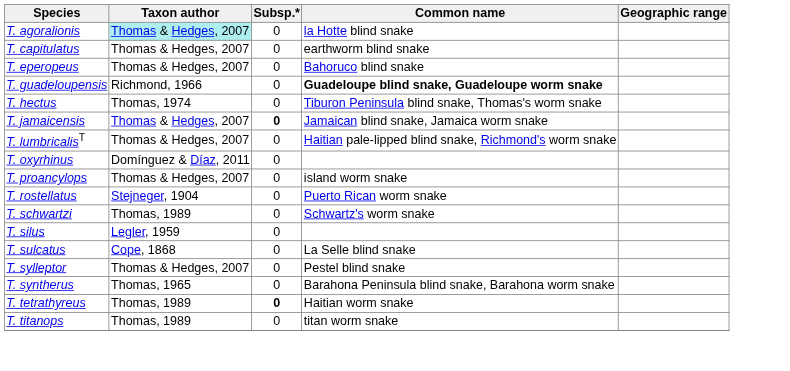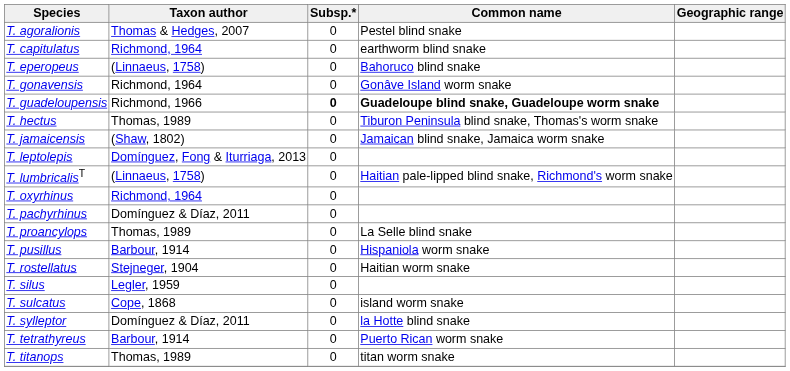(180, 31) paleturquoise background -> (180, 31) no background
(359, 31) la Hotte blind snake -> (411, 31) Pestel blind snake
(180, 49) Thomas & Hedges, 2007 -> (157, 49) Richmond, 1964
(180, 67) Thomas & Hedges, 2007 -> (158, 67) (Linnaeus, 1758)
+ row: (45, 85)
(277, 85) normal -> (333, 103) bold
(151, 103) Thomas, 1974 -> (151, 121) Thomas, 1989
(180, 121) Thomas & Hedges, 2007 -> (148, 139) (Shaw, 1802)
(277, 121) bold -> (333, 139) normal
+ row: (39, 156)
(180, 140) Thomas & Hedges, 2007 -> (158, 176) (Linnaeus, 1758)
(180, 160) Domínguez & Díaz, 2011 -> (157, 196) Richmond, 1964
+ row: (47, 214)
(180, 178) Thomas & Hedges, 2007 -> (151, 232) Thomas, 1989
(356, 178) island worm snake -> (416, 232) La Selle blind snake
+ row: (34, 250)
(375, 196) Puerto Rican worm snake -> (415, 268) Haitian worm snake
- row: (39, 214)
(360, 250) La Selle blind snake -> (412, 303) island worm snake
(180, 268) Thomas & Hedges, 2007 -> (180, 321) Domínguez & Díaz, 2011
(355, 268) Pestel blind snake -> (415, 321) la Hotte blind snake
- row: (40, 285)
(151, 303) Thomas, 1989 -> (150, 339) Barbour, 1914
(277, 303) bold -> (333, 339) normal
(359, 303) Haitian worm snake -> (432, 339) Puerto Rican worm snake
